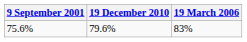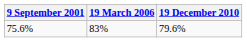columns swapped: (206, 12) <-> (129, 12)
